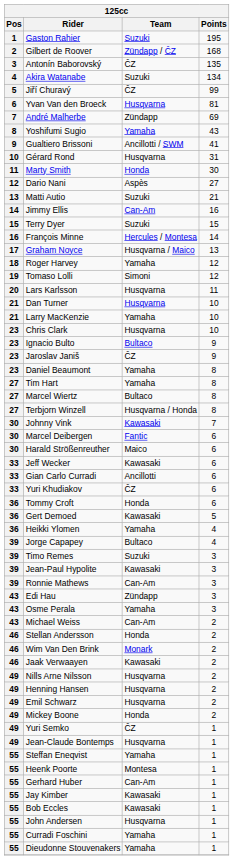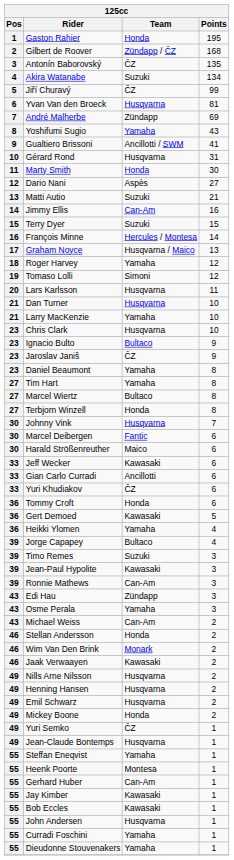(137, 37) Suzuki -> (137, 37) Honda
(161, 409) Husqvarna / Honda -> (137, 409) Honda
(142, 423) Kawasaki -> (145, 423) Husqvarna
